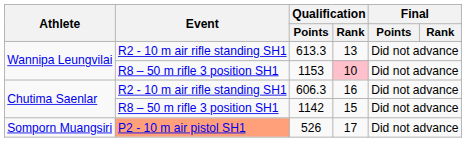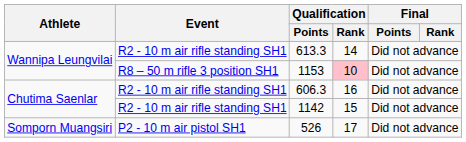(350, 52) 13 -> (350, 52) 14
(198, 109) R8 – 50 m rifle 3 position SH1 -> (202, 109) R2 - 10 m air rifle standing SH1
(182, 128) lightsalmon background -> (182, 128) no background
